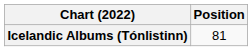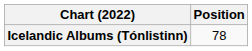(219, 35) 81 -> (219, 35) 78
